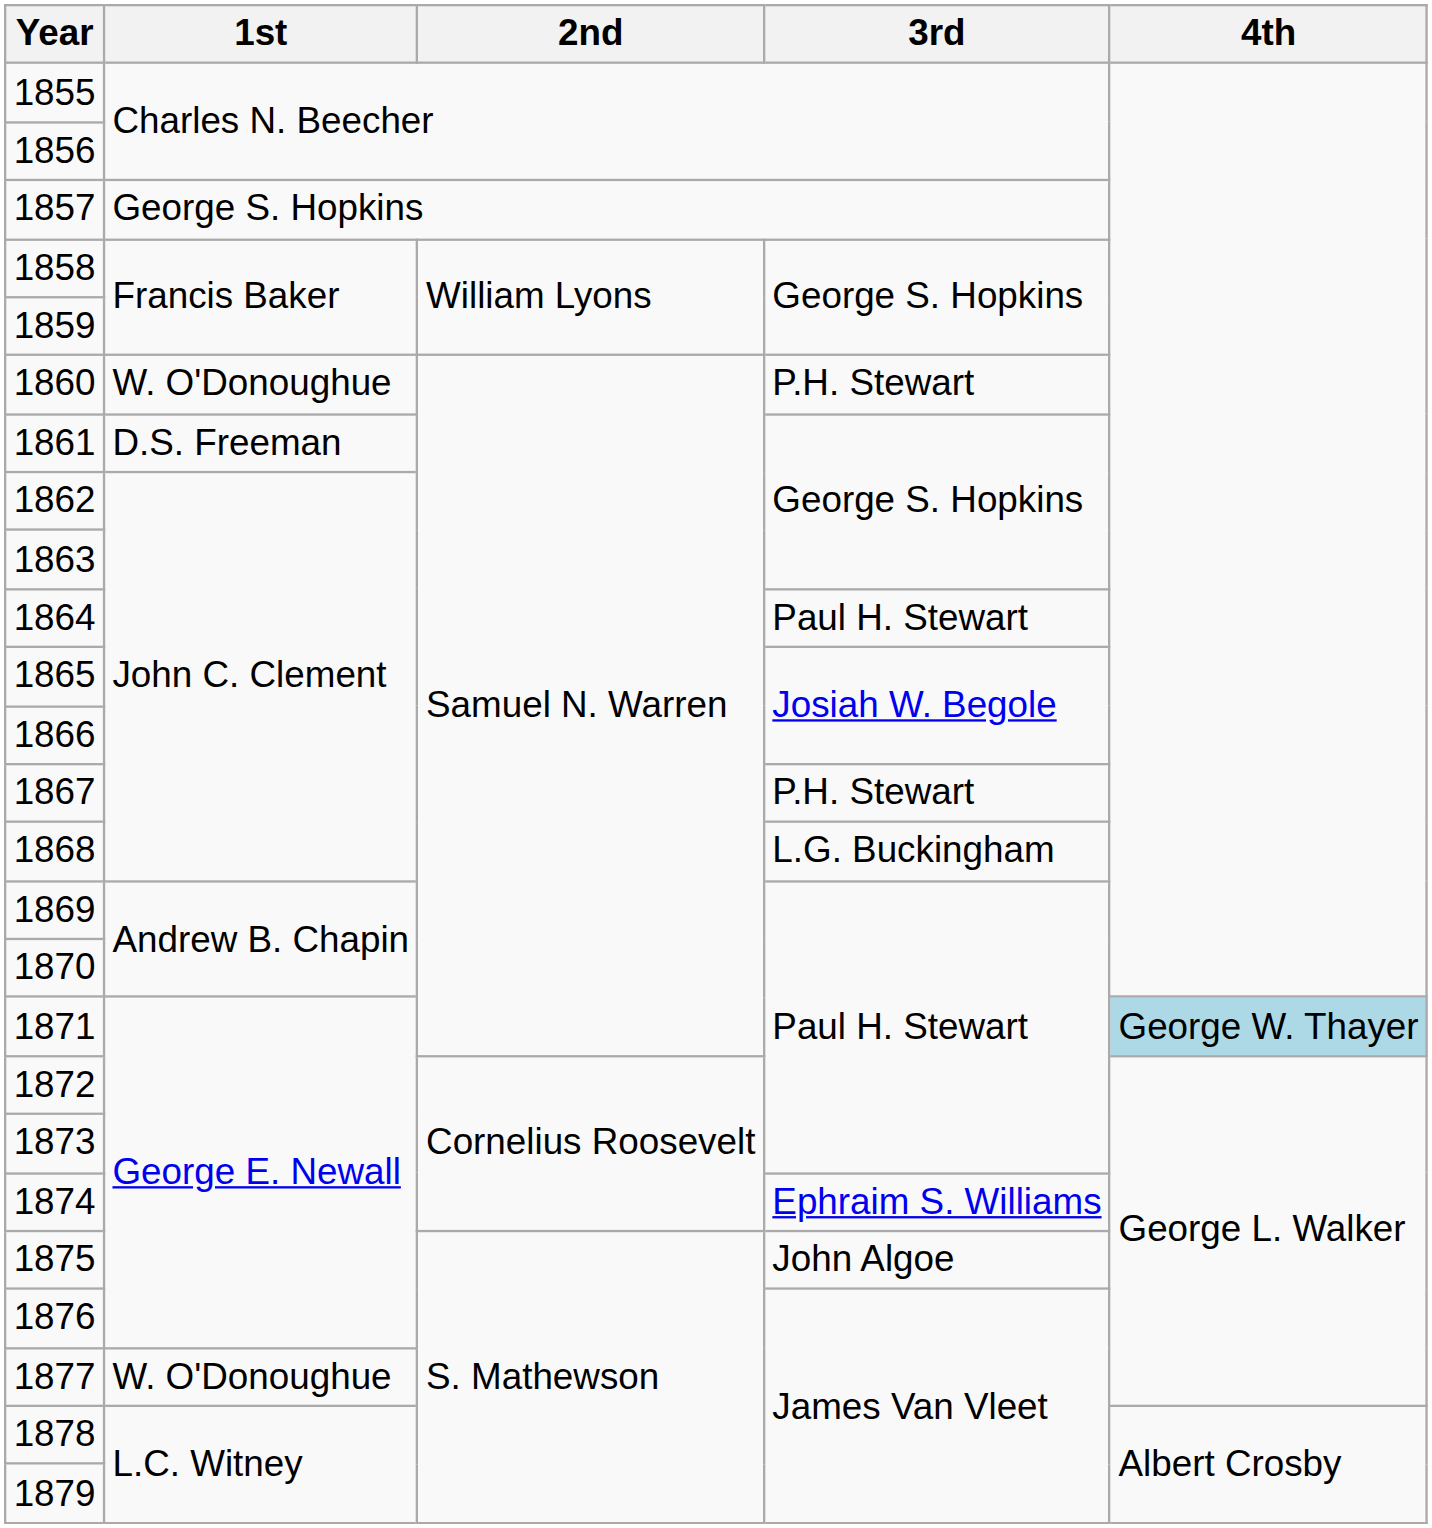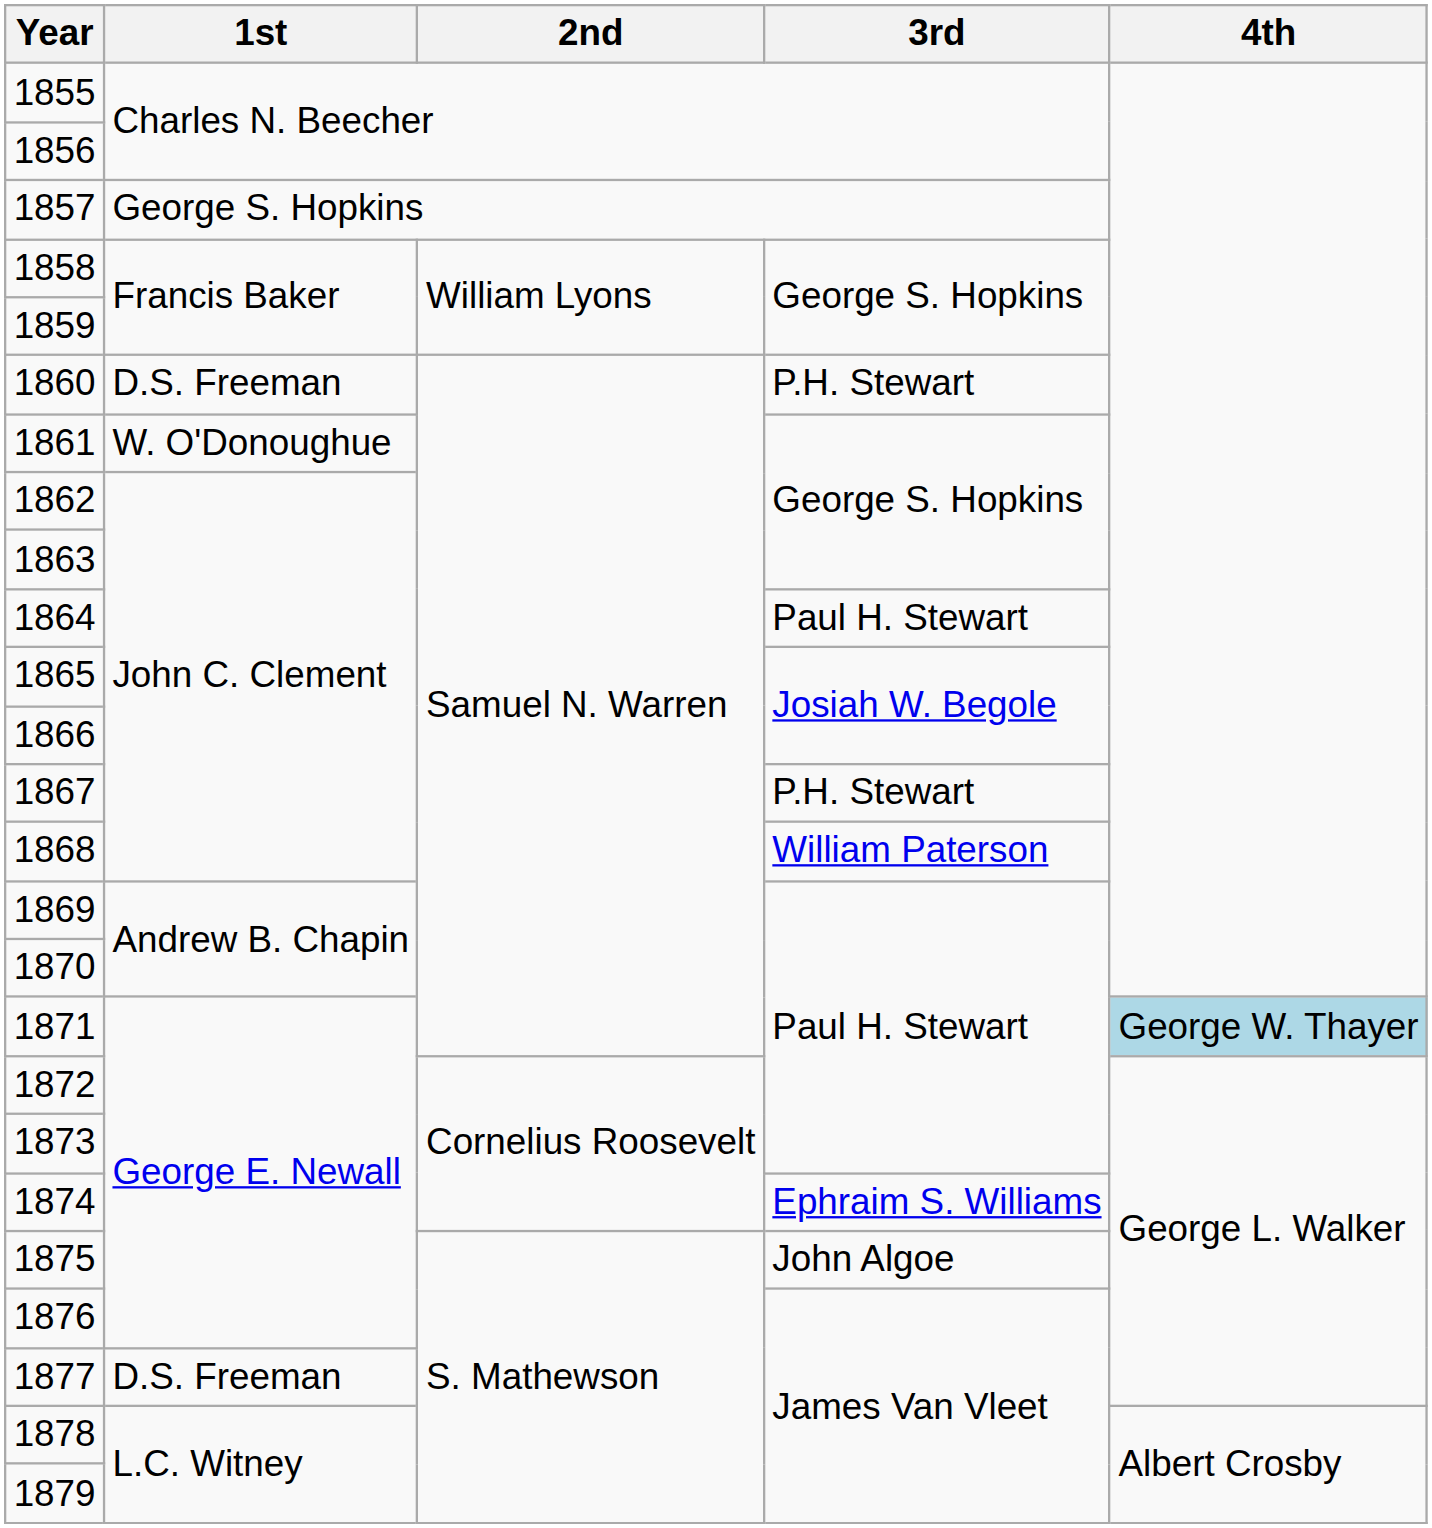(252, 383) W. O'Donoughue -> (227, 383) D.S. Freeman
(227, 442) D.S. Freeman -> (252, 442) W. O'Donoughue
(913, 850) L.G. Buckingham -> (910, 850) William Paterson
(252, 1376) W. O'Donoughue -> (227, 1376) D.S. Freeman
